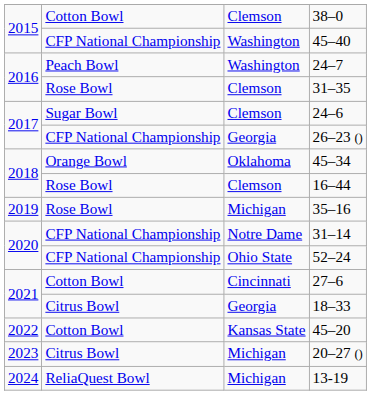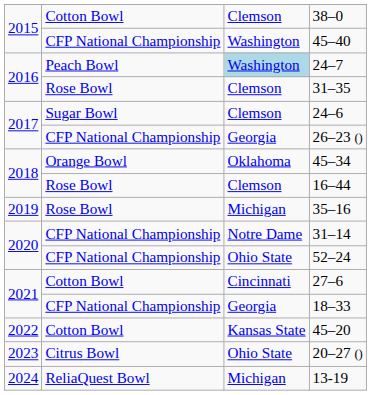(264, 64) no background -> (264, 64) lightblue background
(82, 305) Citrus Bowl -> (133, 305) CFP National Championship
(257, 354) Michigan -> (260, 354) Ohio State
